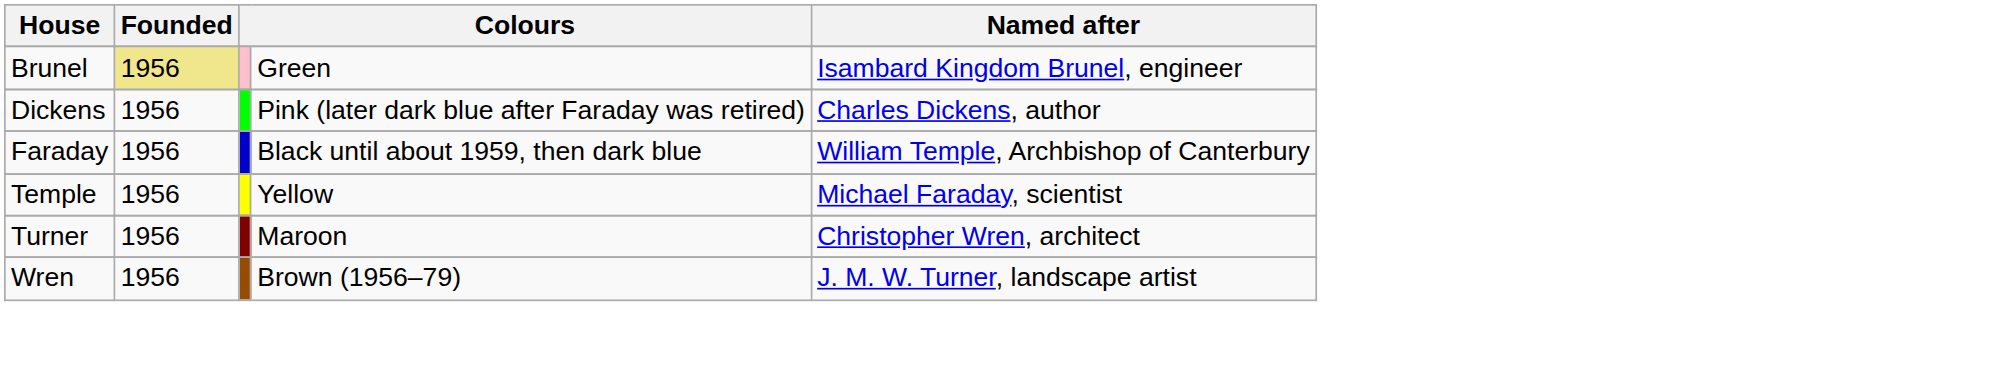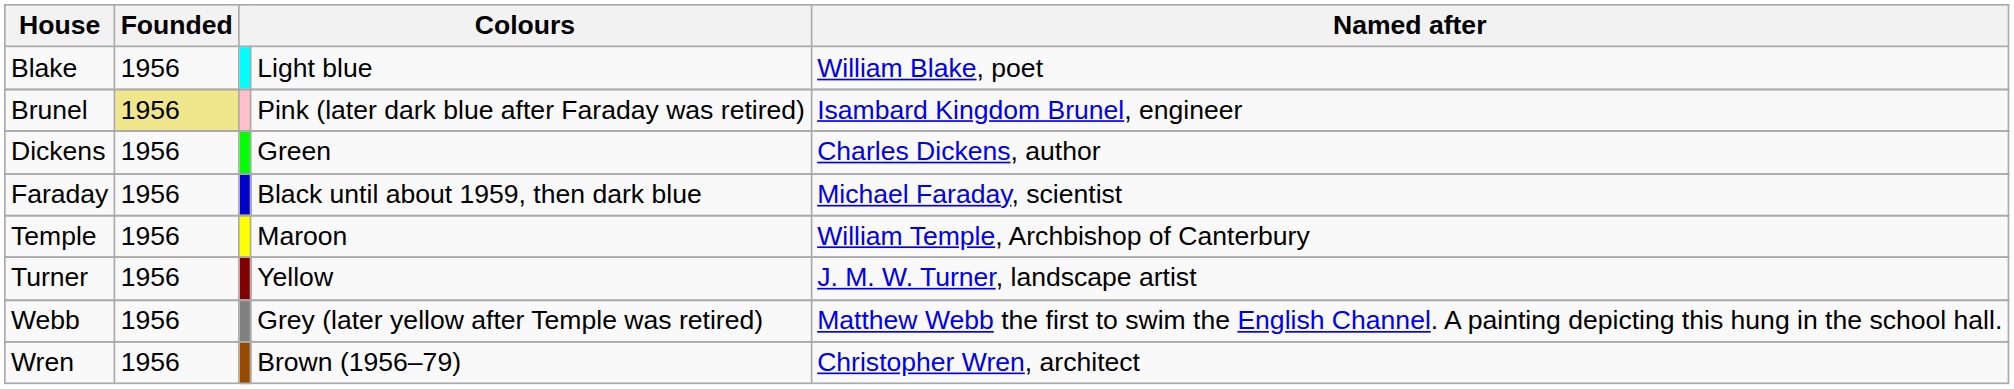+ row: (44, 67)
(294, 67) Green -> (531, 109) Pink (later dark blue after Faraday was retired)
(531, 109) Pink (later dark blue after Faraday was retired) -> (294, 151) Green
(1063, 151) William Temple, Archbishop of Canterbury -> (970, 194) Michael Faraday, scientist
(295, 194) Yellow -> (302, 236) Maroon
(970, 194) Michael Faraday, scientist -> (1063, 236) William Temple, Archbishop of Canterbury
(302, 236) Maroon -> (295, 278) Yellow
(979, 236) Christopher Wren, architect -> (1007, 278) J. M. W. Turner, landscape artist
+ row: (45, 320)
(1007, 278) J. M. W. Turner, landscape artist -> (979, 362) Christopher Wren, architect
